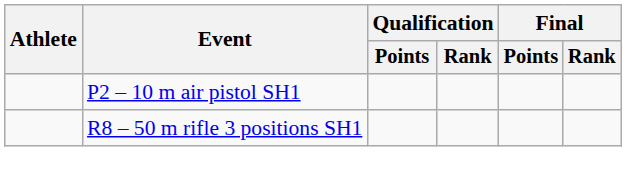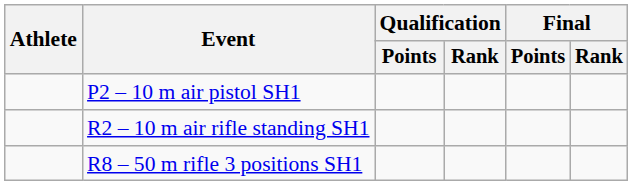+ row: (228, 127)
